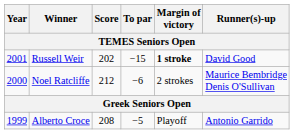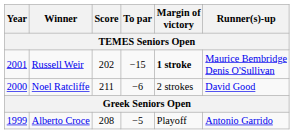(230, 58) David Good -> (246, 64) Maurice Bembridge Denis O'Sullivan
(106, 81) 212 -> (106, 87) 211
(246, 81) Maurice Bembridge Denis O'Sullivan -> (230, 87) David Good
